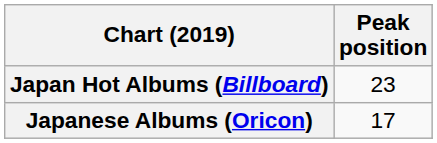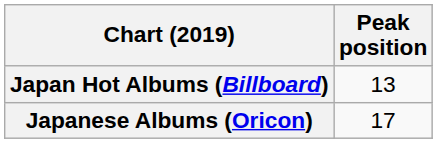(383, 84) 23 -> (383, 84) 13
